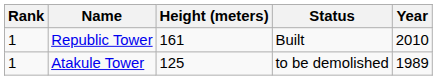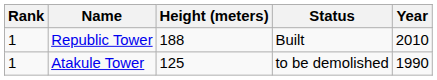(172, 39) 161 -> (172, 39) 188
(412, 63) 1989 -> (412, 63) 1990
